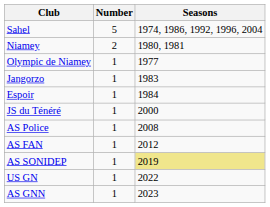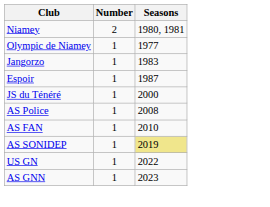- row: (18, 29)
(148, 95) 1984 -> (148, 78) 1987
(148, 144) 2012 -> (148, 128) 2010
